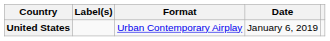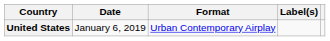columns swapped: (282, 12) <-> (94, 12)
